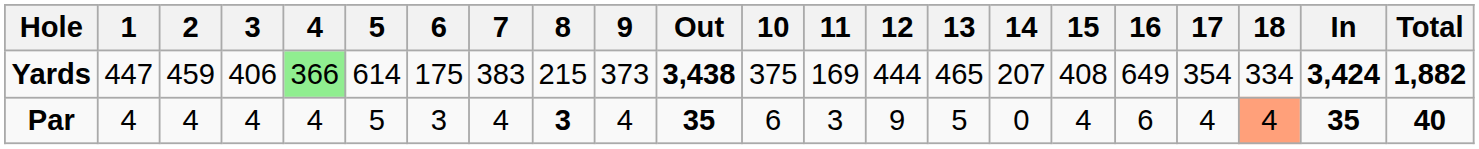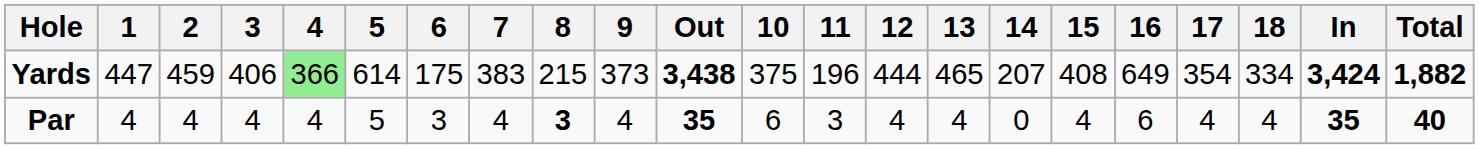(835, 73) 169 -> (835, 73) 196
(897, 119) 9 -> (897, 119) 4
(959, 119) 5 -> (959, 119) 4
(1269, 119) lightsalmon background -> (1269, 119) no background
